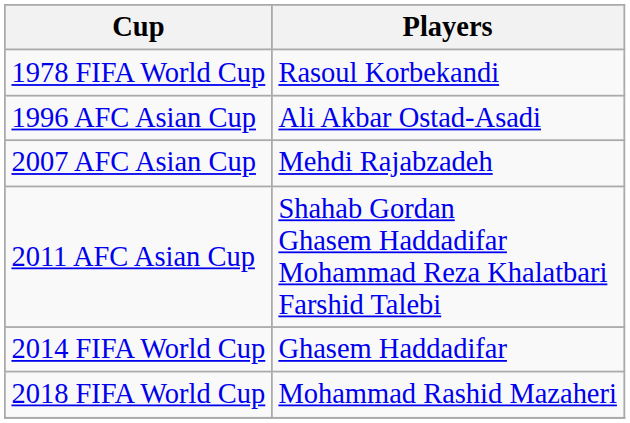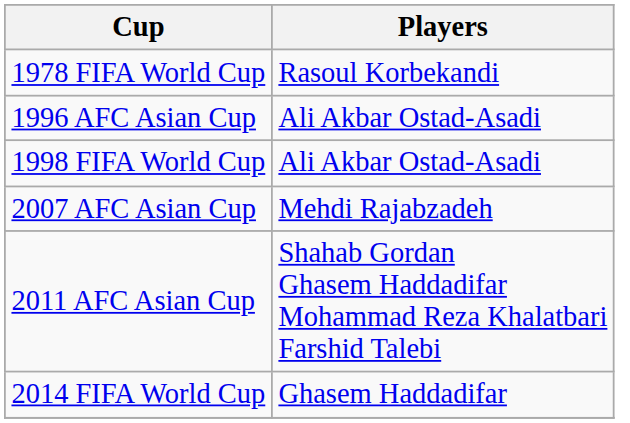+ row: (138, 162)
- row: (138, 394)
